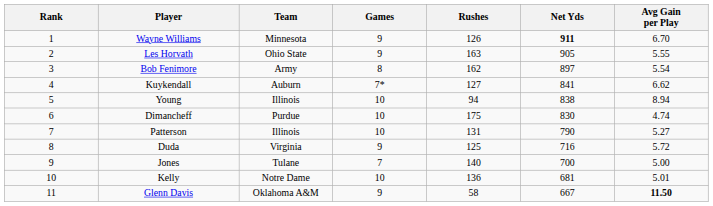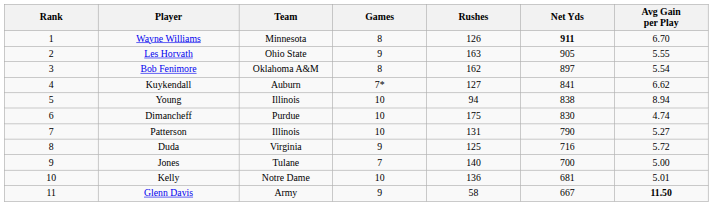(380, 38) 9 -> (380, 38) 8
(286, 69) Army -> (286, 69) Oklahoma A&M
(286, 193) Oklahoma A&M -> (286, 193) Army
